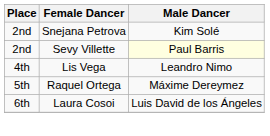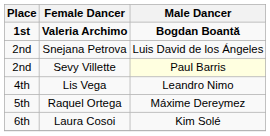+ row: (85, 31)
(196, 31) Kim Solé -> (198, 49) Luis David de los Ángeles
(196, 103) Luis David de los Ángeles -> (198, 121) Kim Solé
